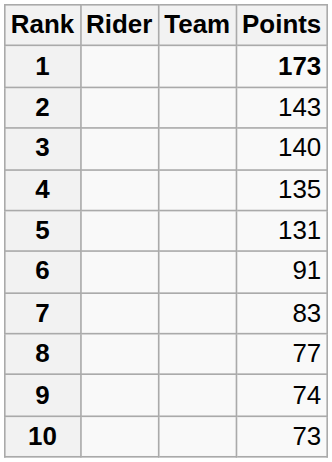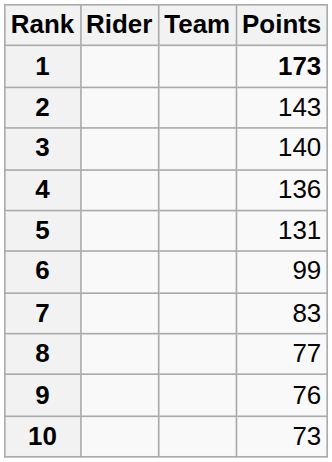(300, 189) 135 -> (300, 189) 136
(307, 271) 91 -> (307, 271) 99
(307, 395) 74 -> (307, 395) 76
